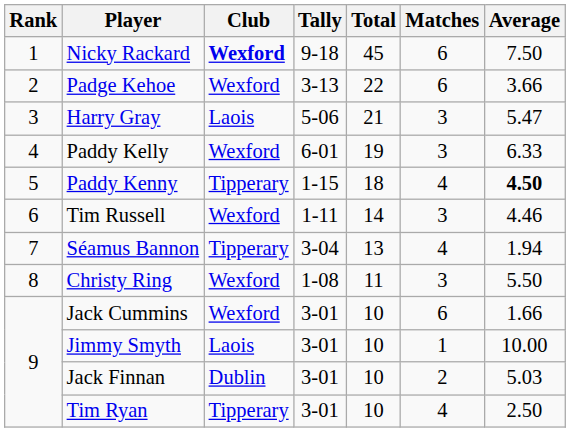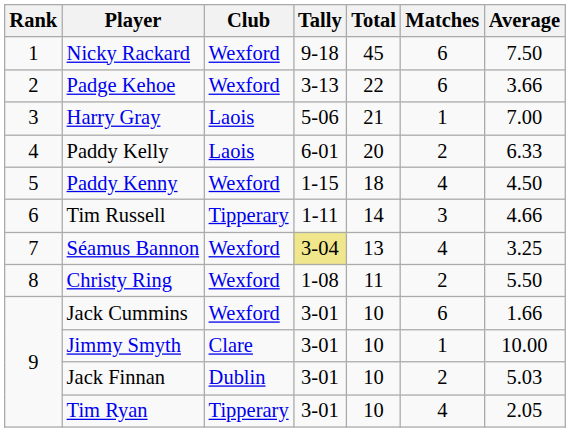(247, 53) bold -> (244, 53) normal
(442, 118) 3 -> (442, 118) 1
(524, 118) 5.47 -> (524, 118) 7.00
(244, 150) Wexford -> (231, 150) Laois
(374, 150) 19 -> (374, 150) 20
(442, 150) 3 -> (442, 150) 2
(249, 183) Tipperary -> (244, 183) Wexford
(524, 183) bold -> (524, 183) normal
(244, 215) Wexford -> (249, 215) Tipperary
(524, 215) 4.46 -> (524, 215) 4.66
(249, 248) Tipperary -> (244, 248) Wexford
(320, 248) no background -> (320, 248) khaki background
(524, 248) 1.94 -> (524, 248) 3.25
(442, 280) 3 -> (442, 280) 2
(231, 345) Laois -> (231, 345) Clare
(524, 410) 2.50 -> (524, 410) 2.05
